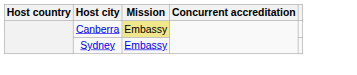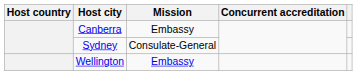(146, 29) khaki background -> (172, 29) no background
(146, 45) Embassy -> (172, 45) Consulate-General
+ row: (100, 62)
